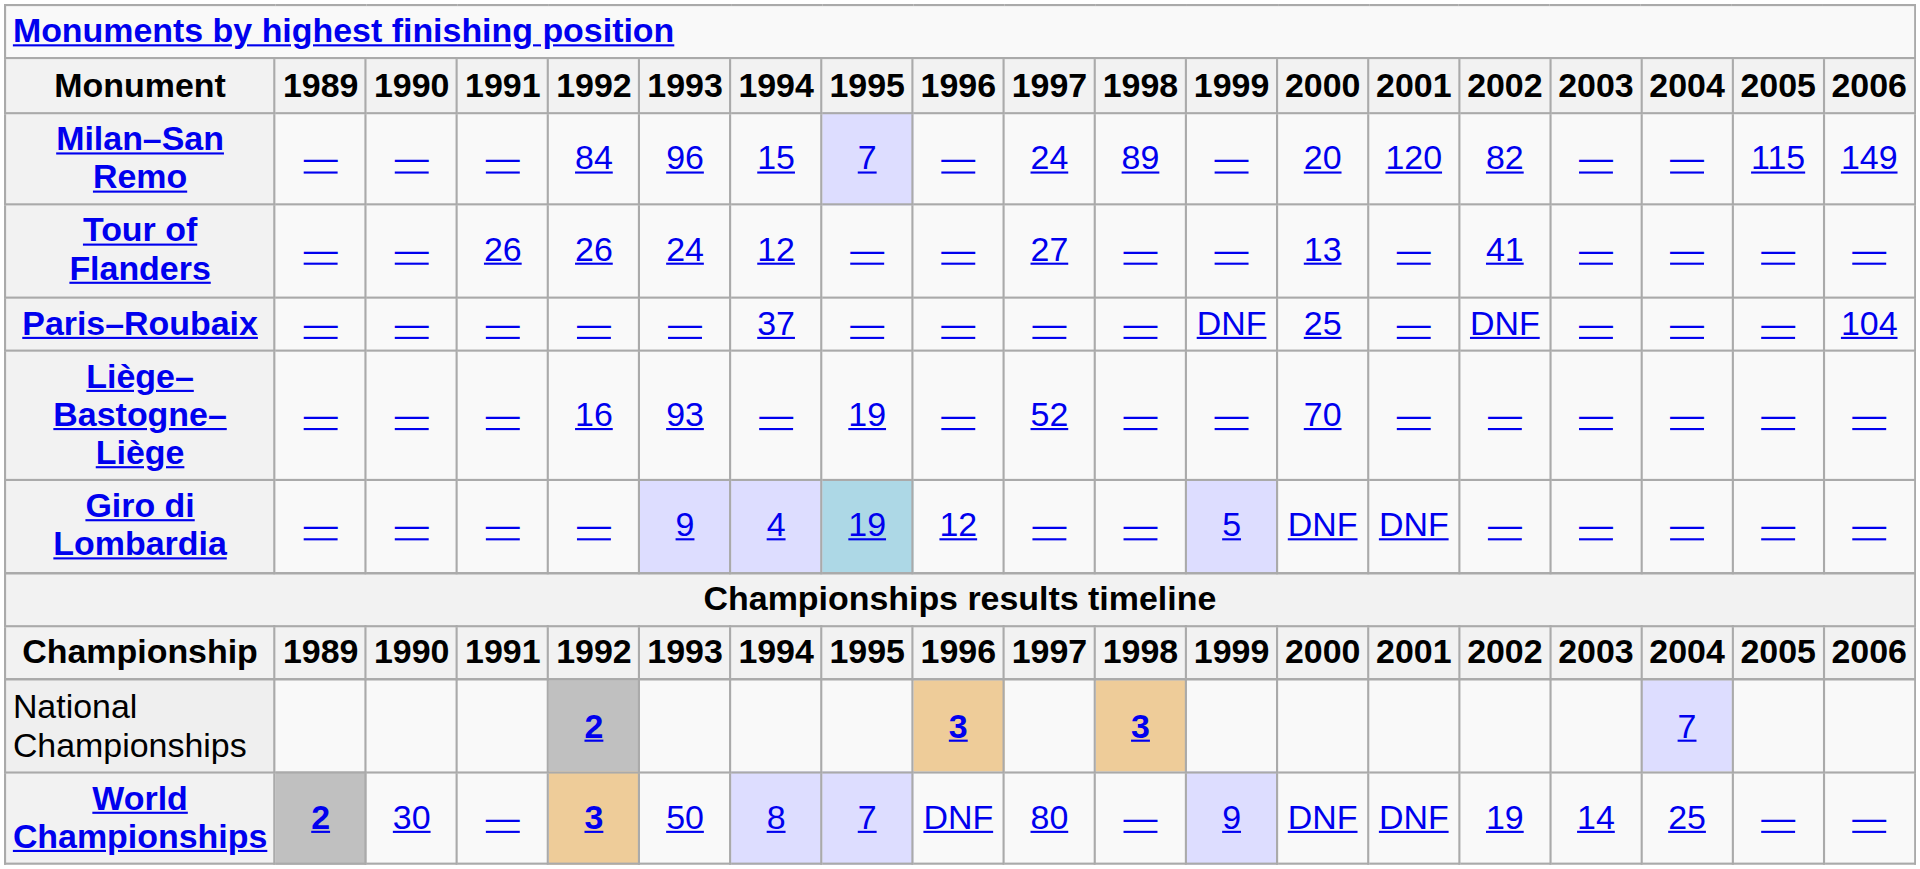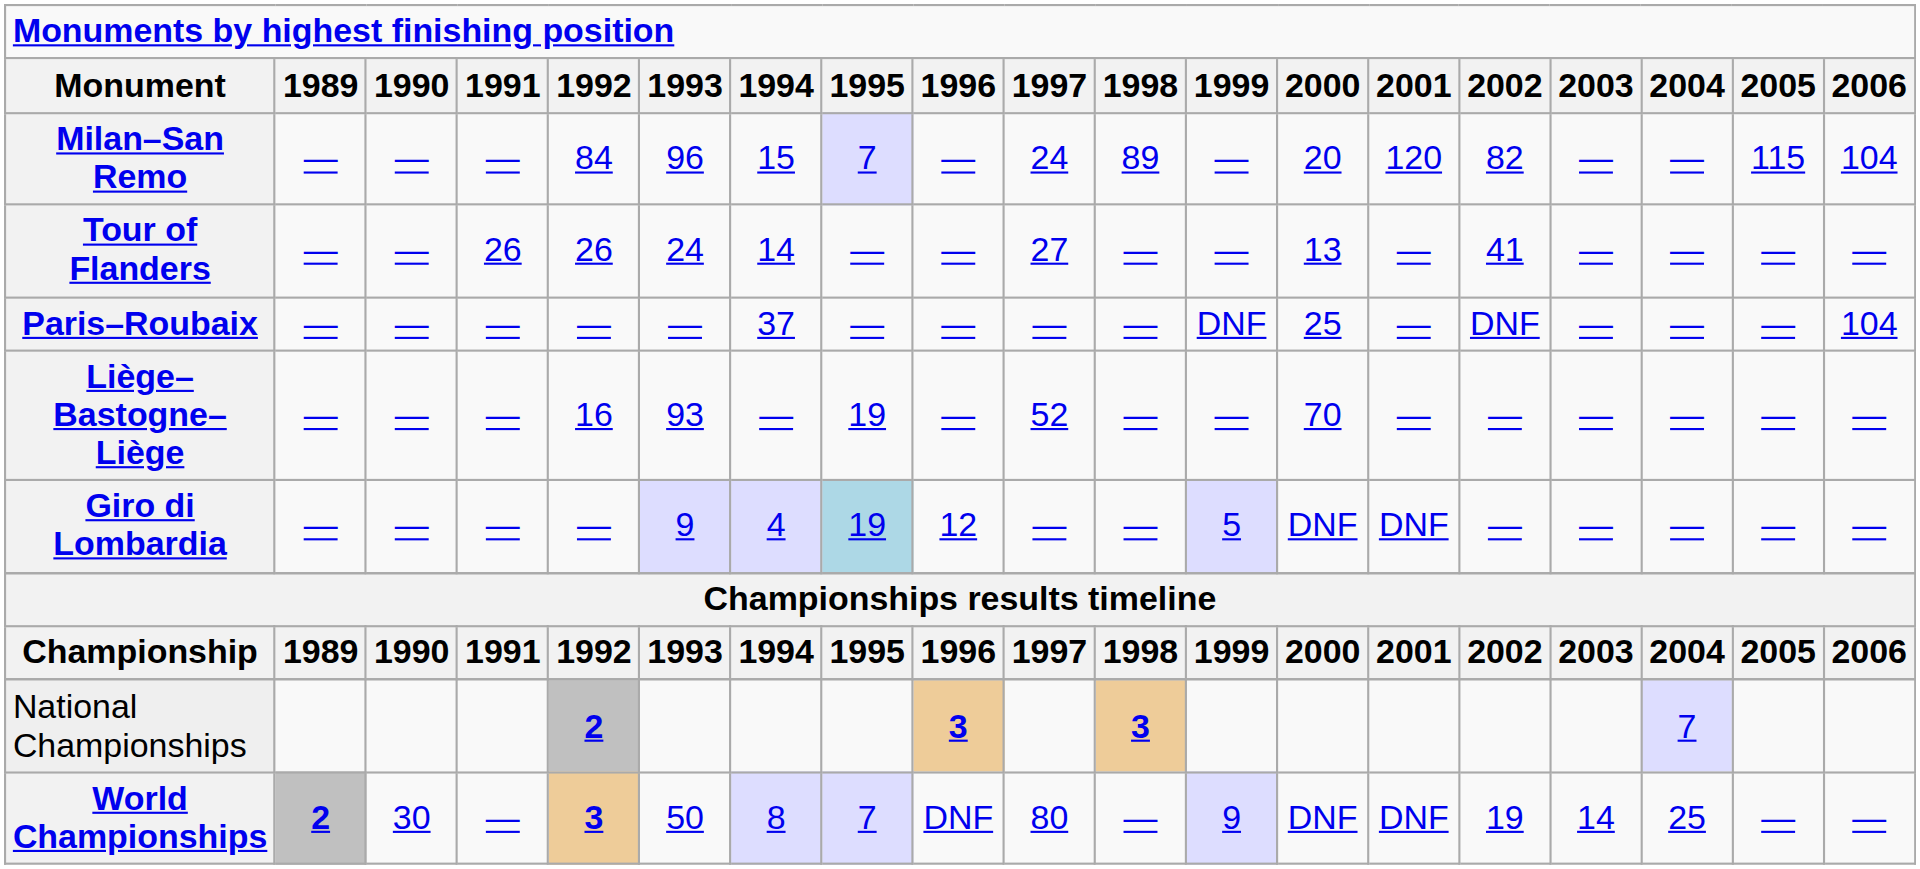(1869, 158) 149 -> (1869, 158) 104
(776, 250) 12 -> (776, 250) 14
